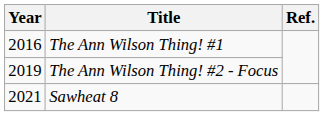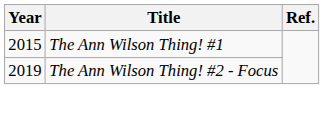(25, 44) 2016 -> (25, 44) 2015
- row: (84, 96)
